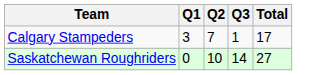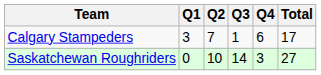+ column: (265, 15)
